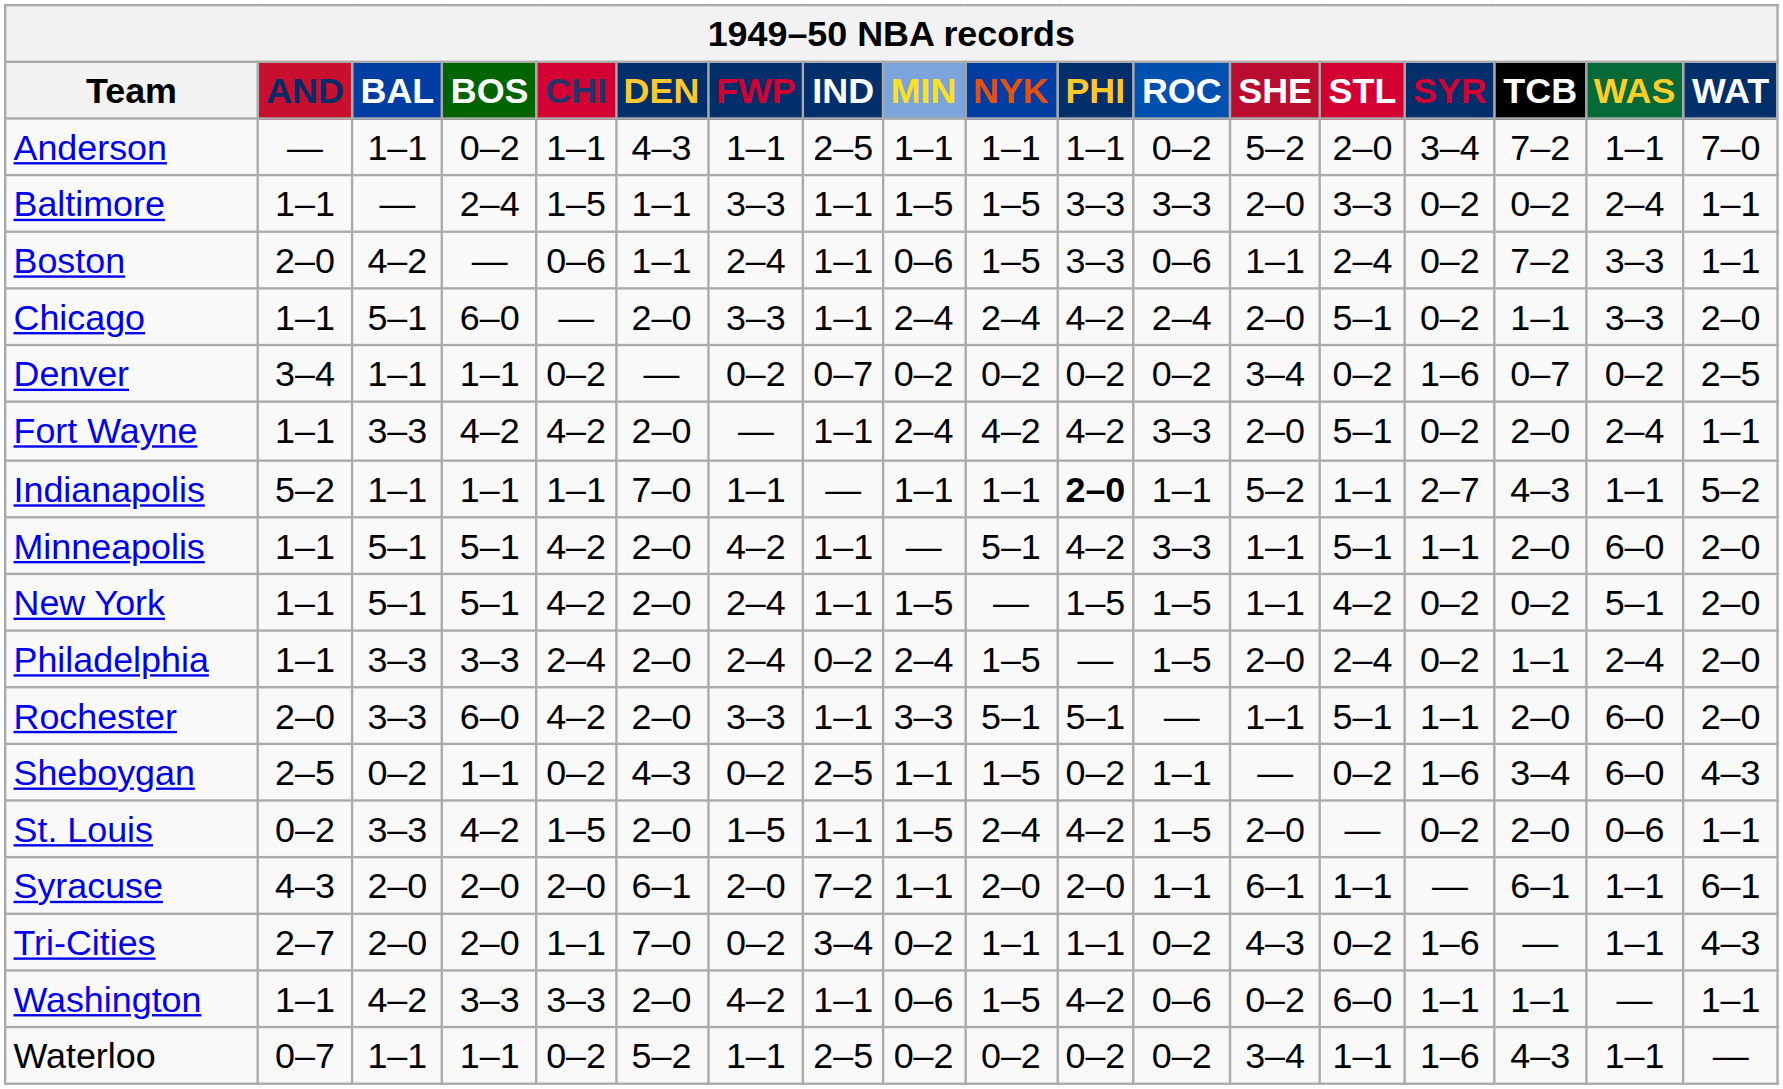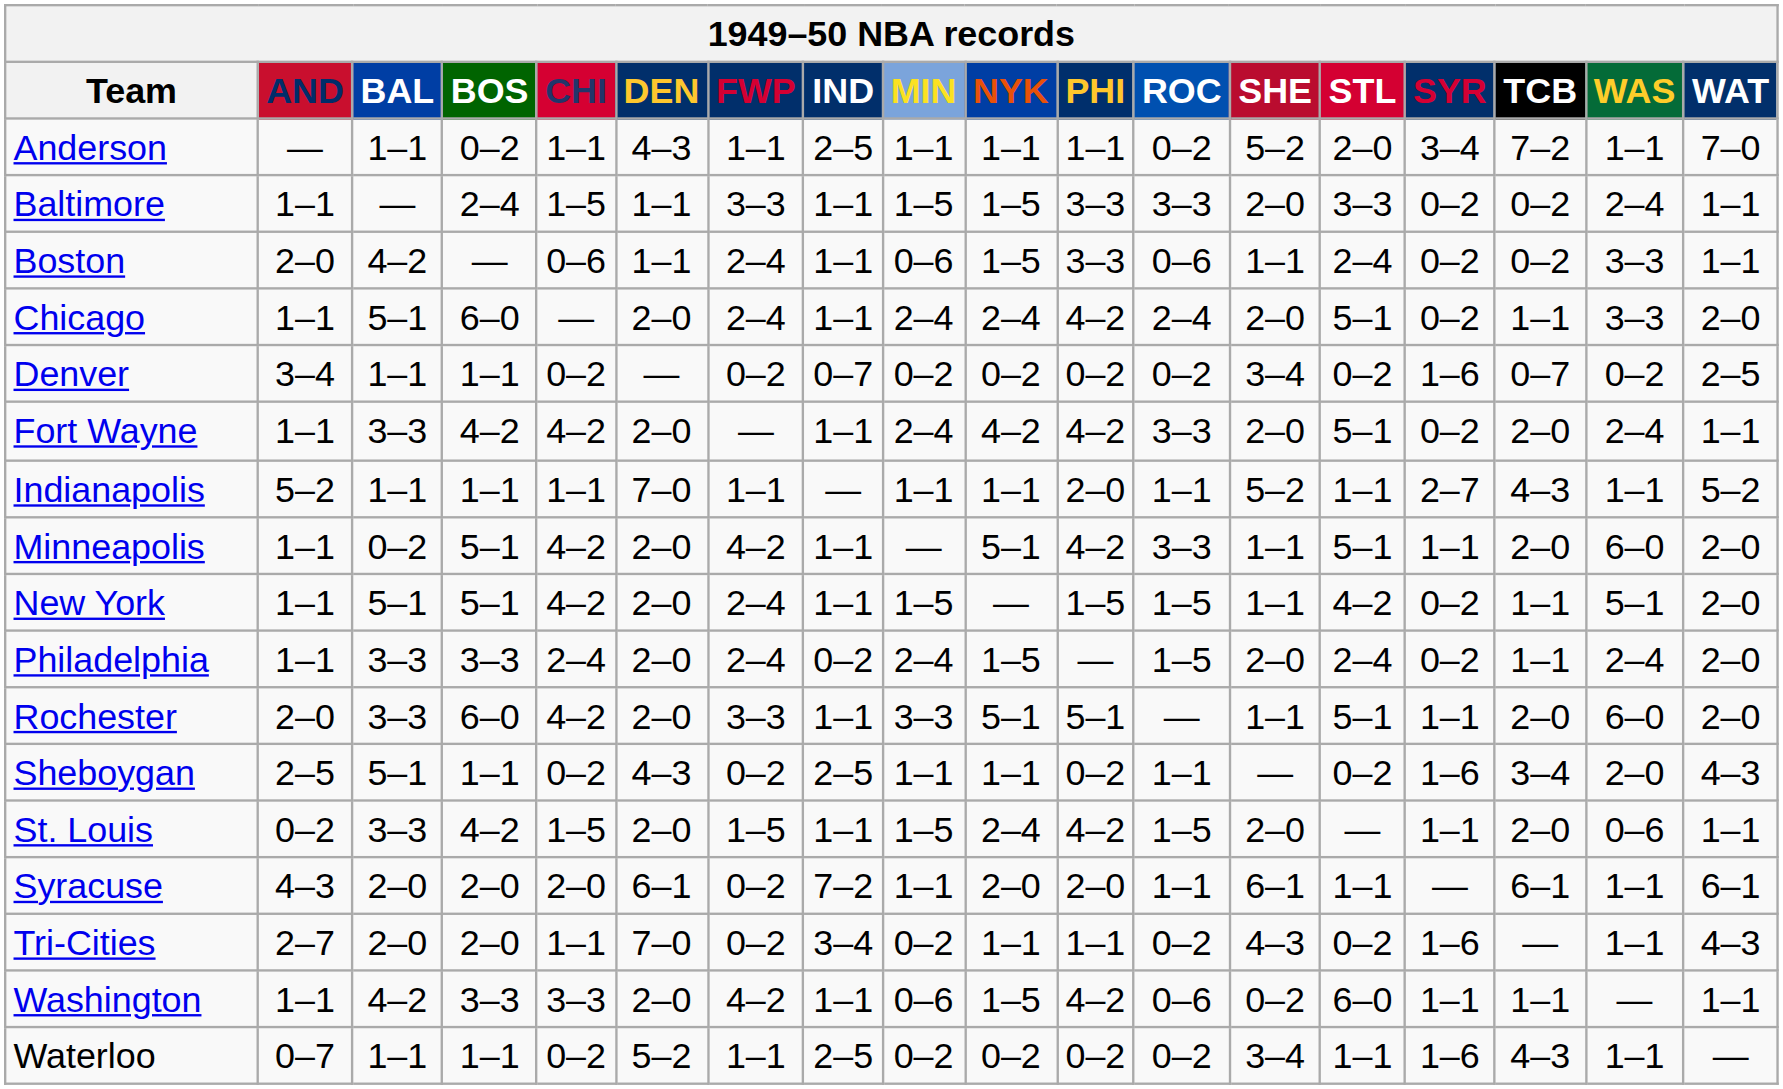(1540, 261) 7–2 -> (1540, 261) 0–2
(756, 318) 3–3 -> (756, 318) 2–4
(1095, 488) bold -> (1095, 488) normal
(397, 545) 5–1 -> (397, 545) 0–2
(1540, 602) 0–2 -> (1540, 602) 1–1
(397, 772) 0–2 -> (397, 772) 5–1
(1011, 772) 1–5 -> (1011, 772) 1–1
(1635, 772) 6–0 -> (1635, 772) 2–0
(1450, 829) 0–2 -> (1450, 829) 1–1
(756, 886) 2–0 -> (756, 886) 0–2
